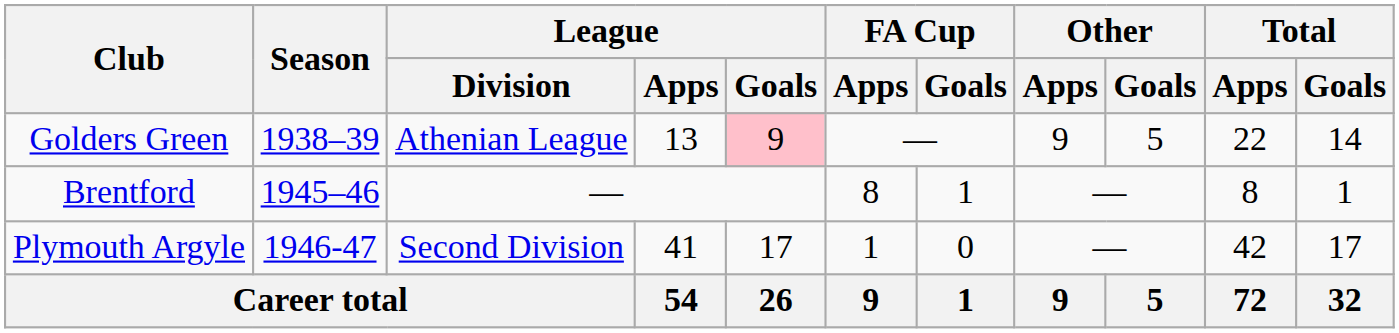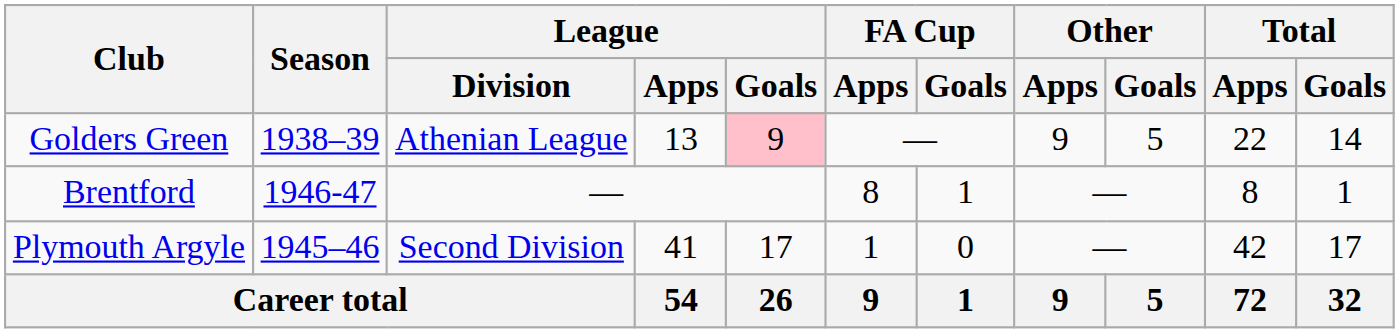(320, 192) 1945–46 -> (320, 192) 1946-47
(320, 246) 1946-47 -> (320, 246) 1945–46
